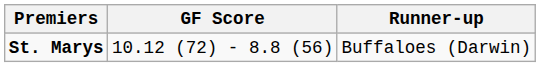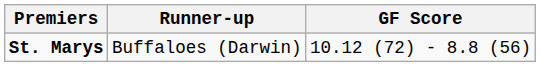columns swapped: (223, 19) <-> (436, 19)
